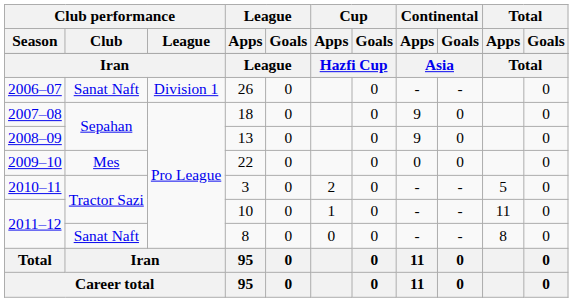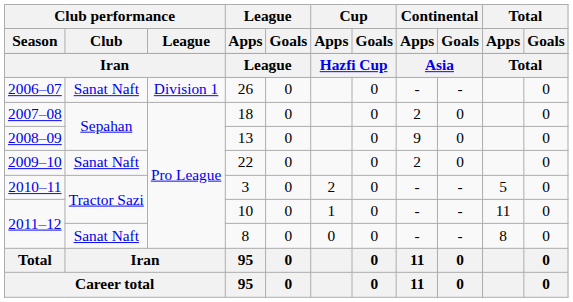(417, 114) 9 -> (417, 114) 2
(106, 162) Mes -> (106, 162) Sanat Naft
(417, 162) 0 -> (417, 162) 2
